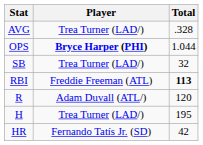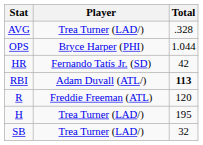(101, 47) bold -> (101, 47) normal
rows swapped: (19, 132) <-> (19, 64)
(101, 81) Freddie Freeman (ATL) -> (101, 81) Adam Duvall (ATL/)
(101, 98) Adam Duvall (ATL/) -> (101, 98) Freddie Freeman (ATL)
